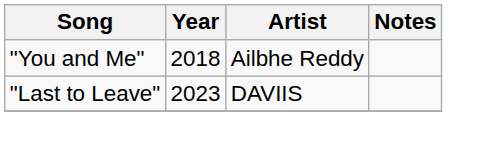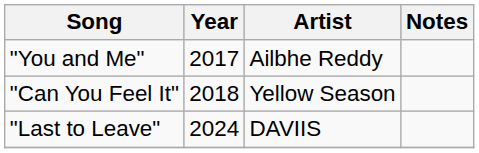(196, 57) 2018 -> (214, 57) 2017
+ row: (94, 93)
(196, 93) 2023 -> (214, 128) 2024
